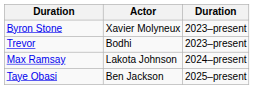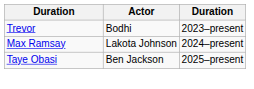- row: (34, 28)
